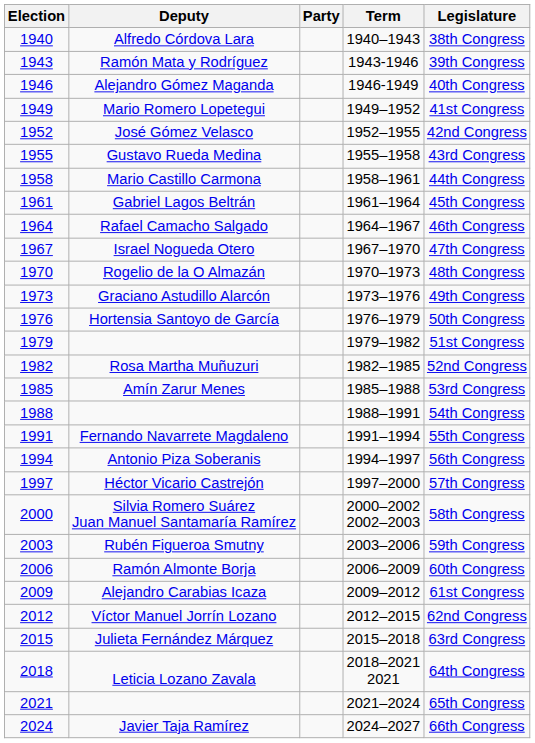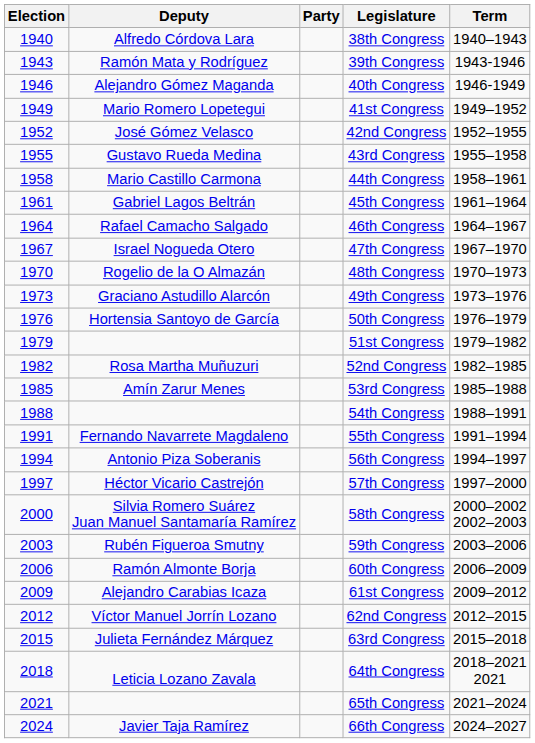columns swapped: (383, 16) <-> (477, 16)
